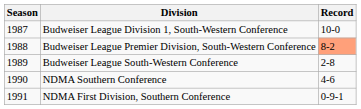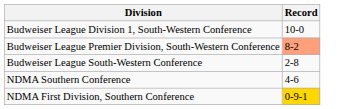- column: (22, 12)
(332, 96) no background -> (296, 96) gold background
